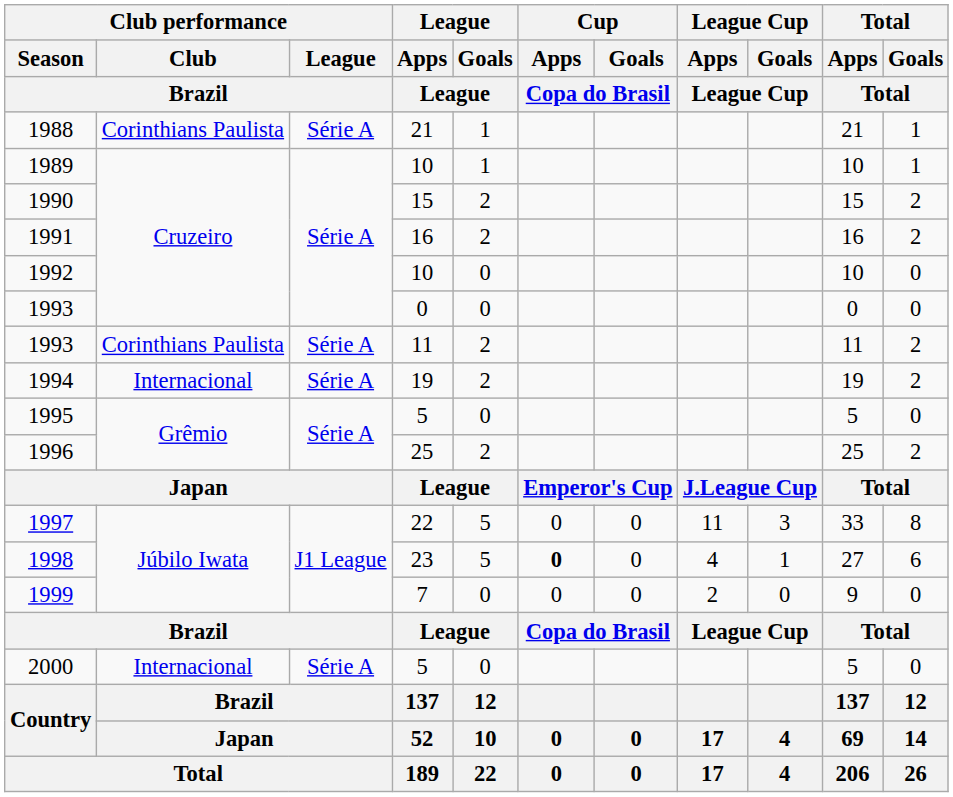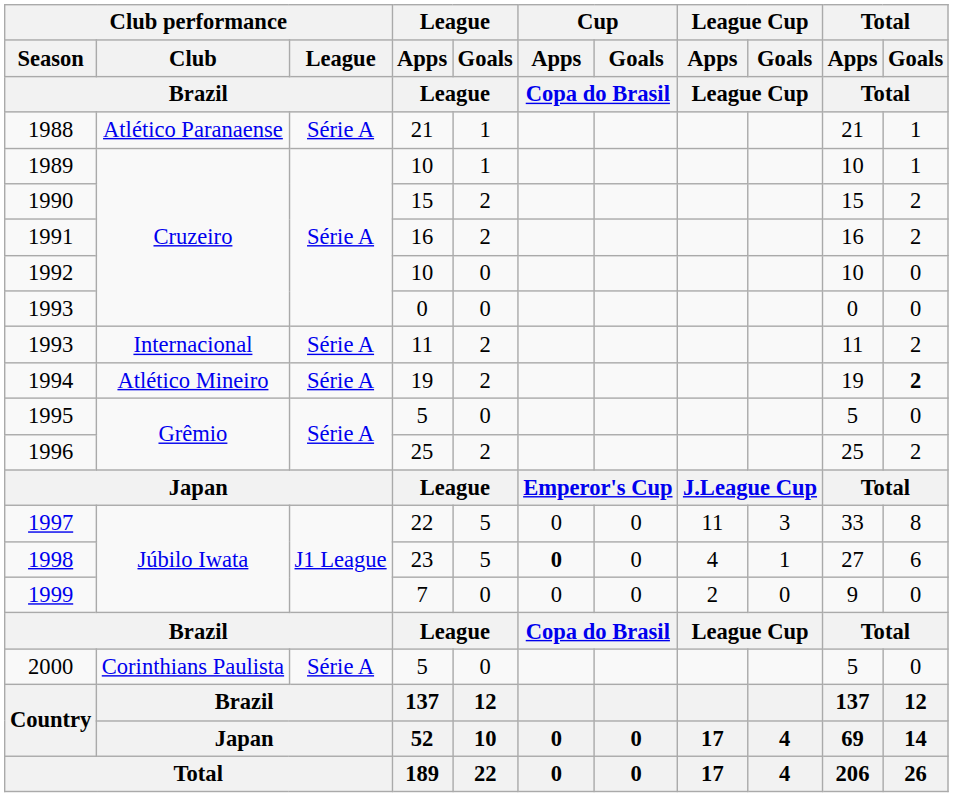(193, 129) Corinthians Paulista -> (193, 129) Atlético Paranaense
(193, 344) Corinthians Paulista -> (193, 344) Internacional
(193, 380) Internacional -> (193, 380) Atlético Mineiro
(916, 380) normal -> (916, 380) bold
(193, 666) Internacional -> (193, 666) Corinthians Paulista
